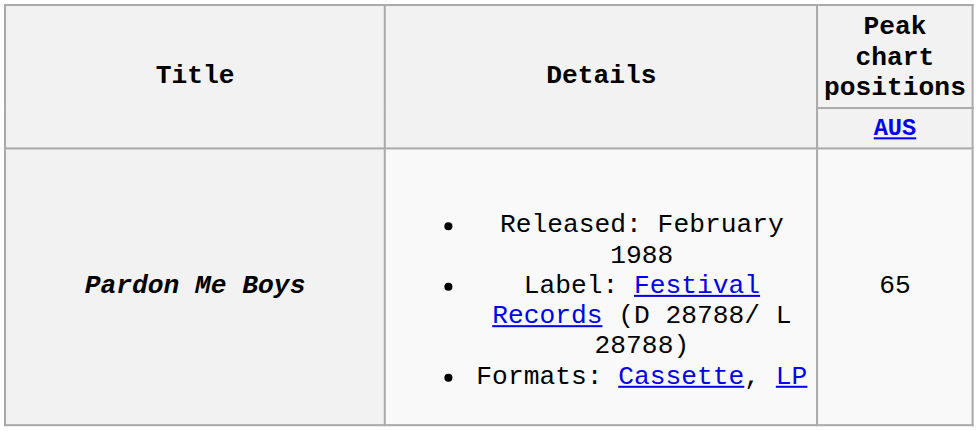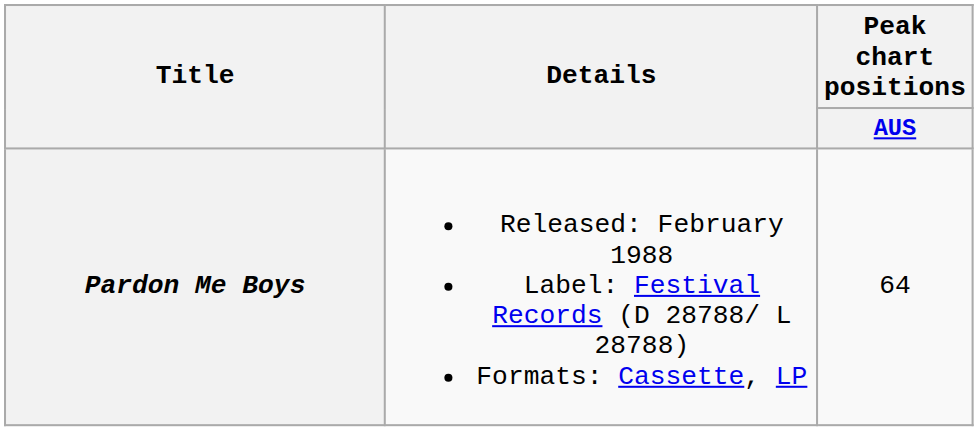(895, 287) 65 -> (895, 287) 64
